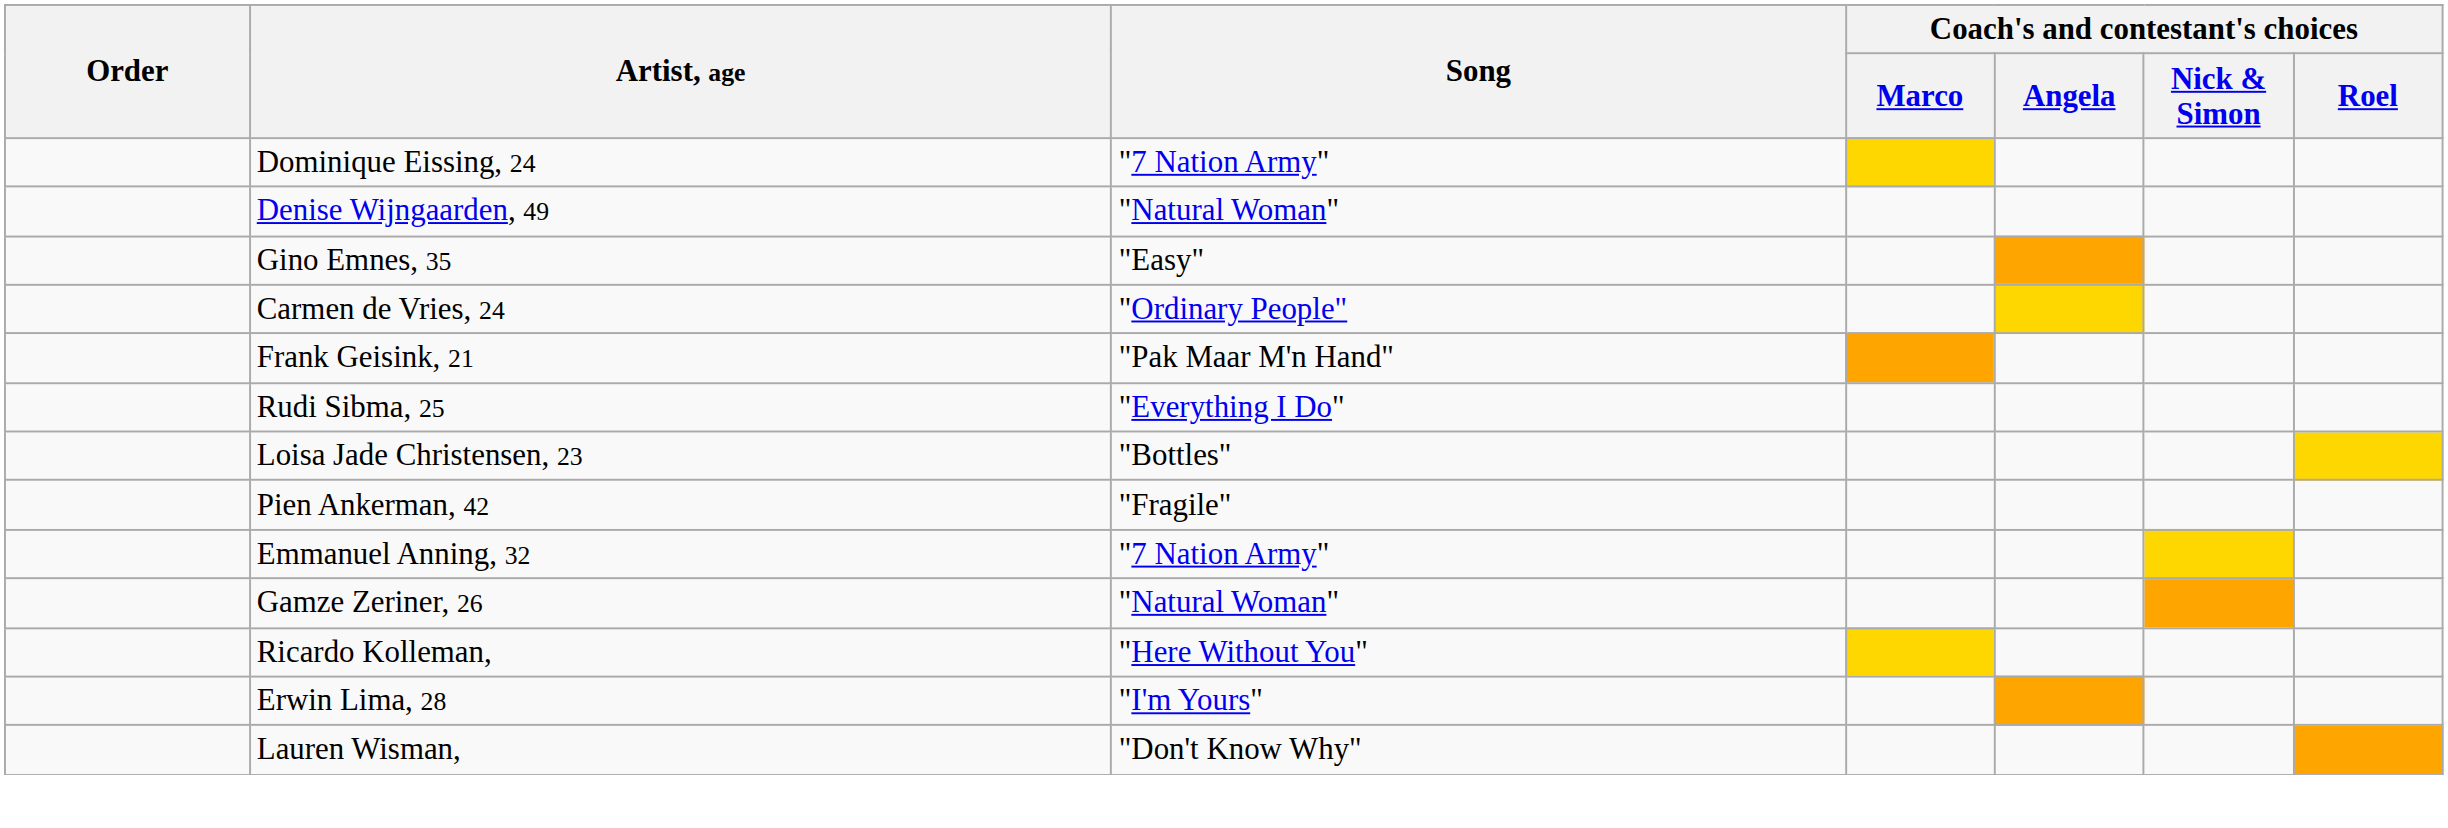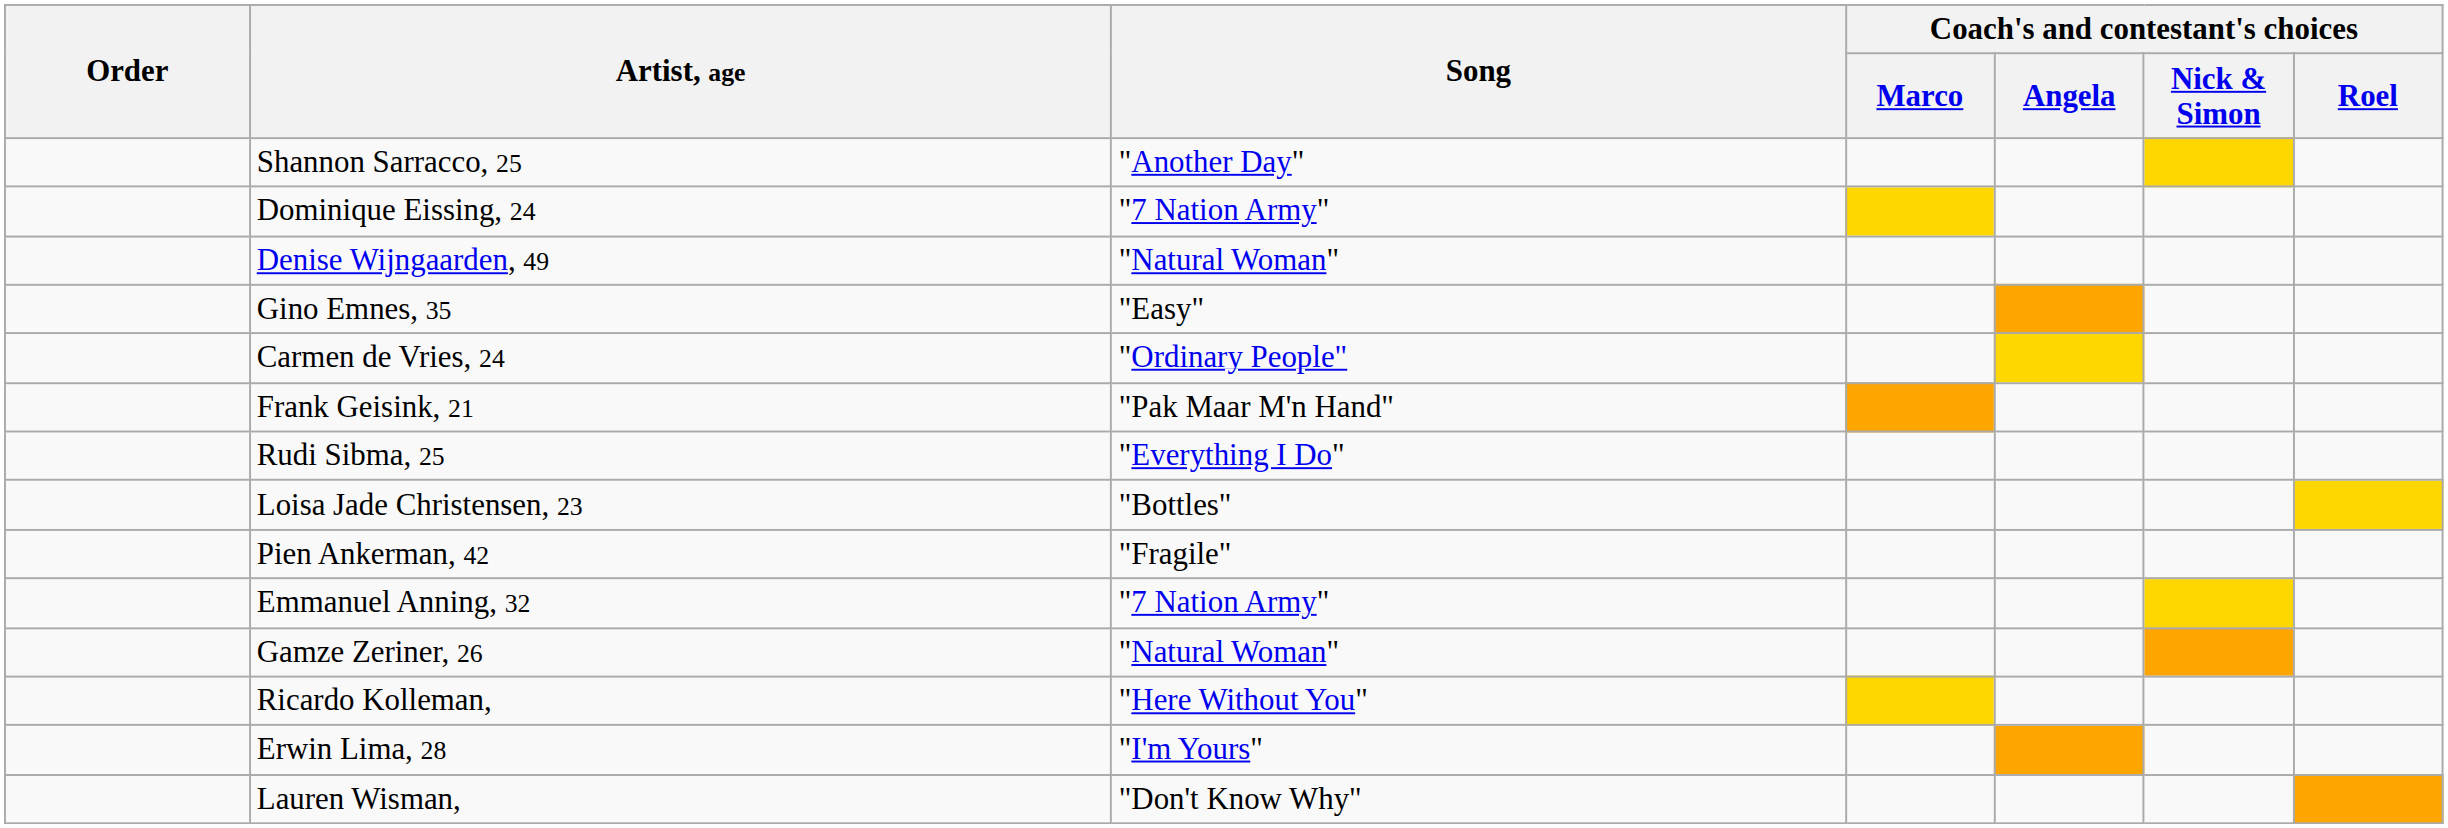+ row: (389, 161)
